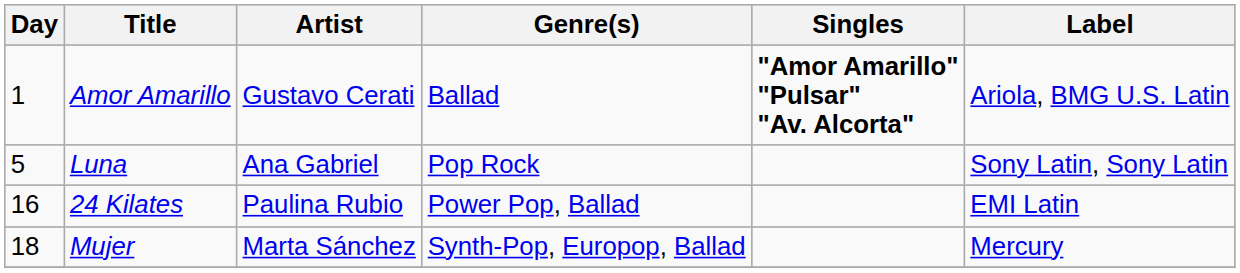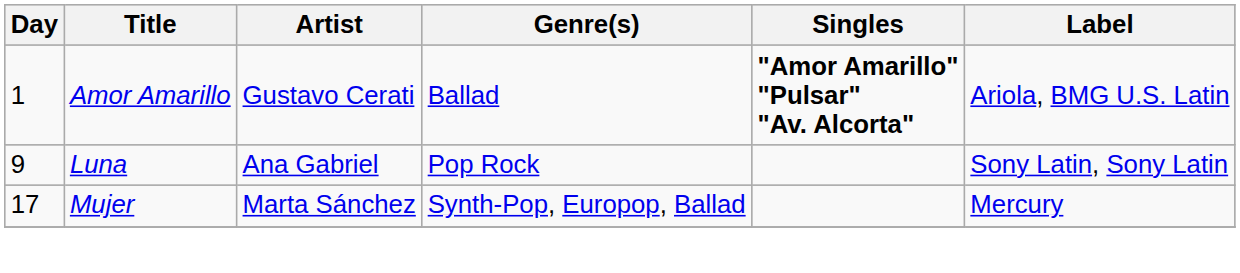(18, 164) 5 -> (18, 164) 9
- row: (126, 205)
(25, 246) 18 -> (25, 205) 17
